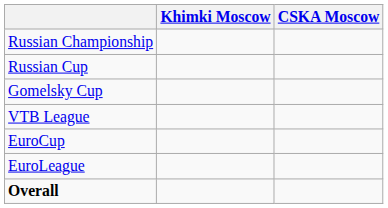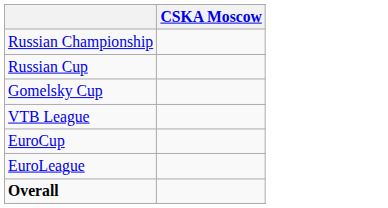- column: (215, 16)
